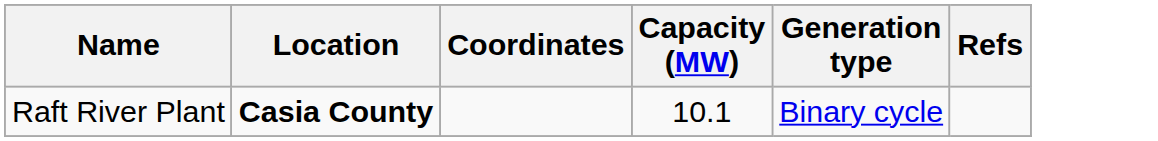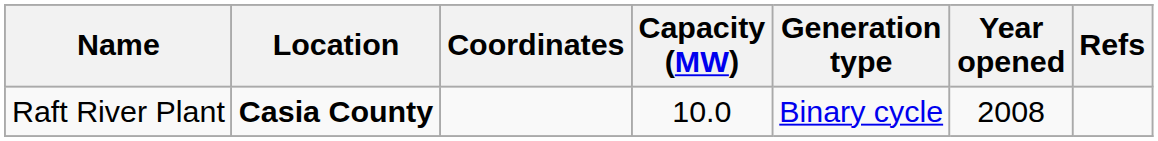+ column: (1011, 45)
(702, 111) 10.1 -> (702, 111) 10.0
